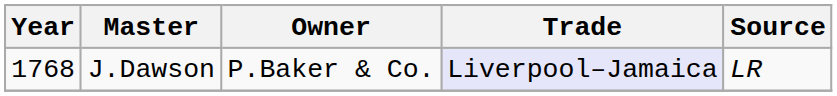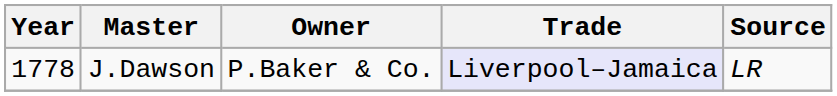(43, 70) 1768 -> (43, 70) 1778
